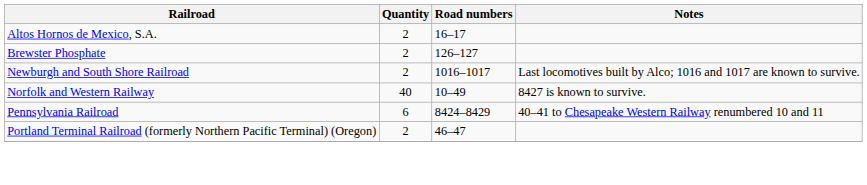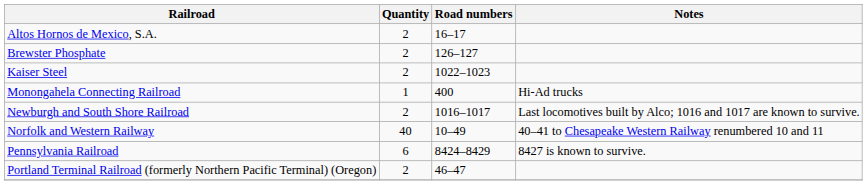+ row: (37, 72)
+ row: (94, 92)
(582, 92) 8427 is known to survive. -> (671, 131) 40–41 to Chesapeake Western Railway renumbered 10 and 11
(671, 111) 40–41 to Chesapeake Western Railway renumbered 10 and 11 -> (582, 151) 8427 is known to survive.
